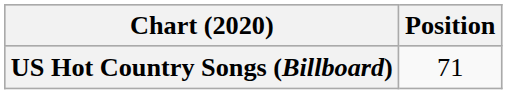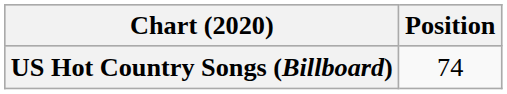(450, 66) 71 -> (450, 66) 74
